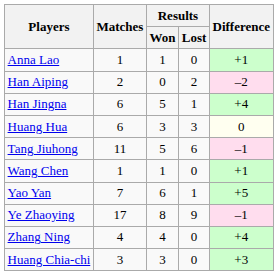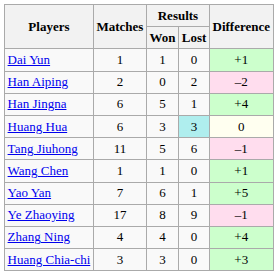- row: (33, 59)
+ row: (29, 59)
(194, 126) no background -> (194, 126) paleturquoise background
